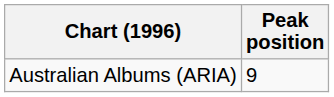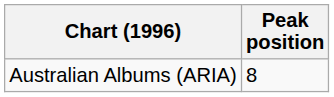(252, 75) 9 -> (252, 75) 8
